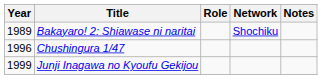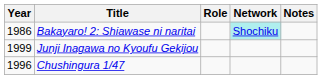(19, 31) 1989 -> (19, 31) 1986
(255, 31) no background -> (255, 31) paleturquoise background
rows swapped: (118, 66) <-> (81, 49)
